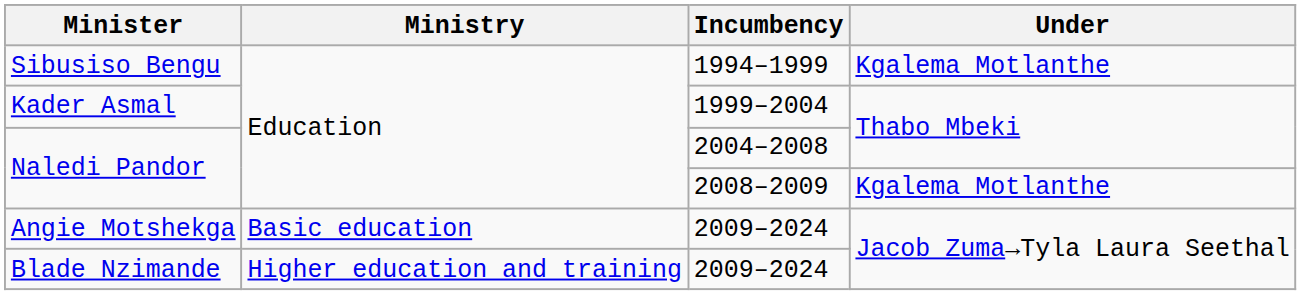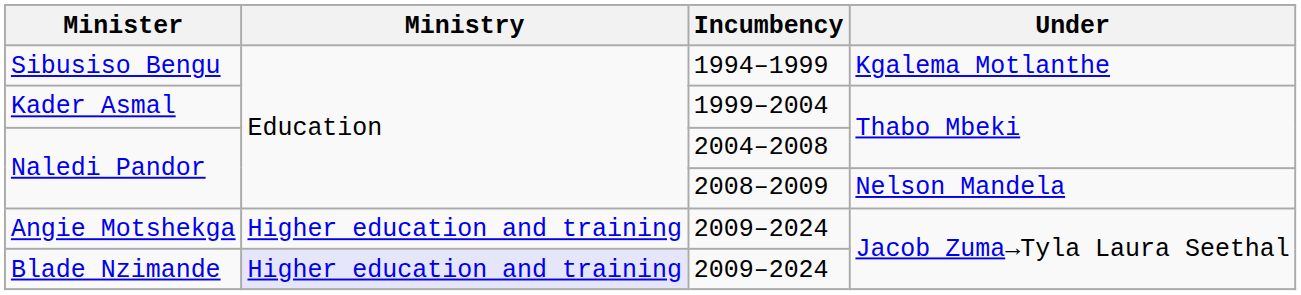(983, 188) Kgalema Motlanthe -> (960, 188) Nelson Mandela
(360, 229) Basic education -> (465, 229) Higher education and training
(465, 269) no background -> (465, 269) lavender background
